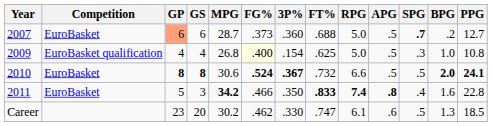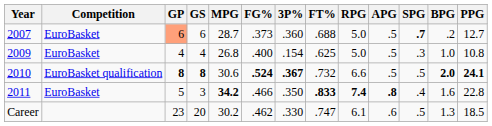(103, 53) EuroBasket qualification -> (72, 53) EuroBasket
(262, 53) lightyellow background -> (262, 53) no background
(72, 73) EuroBasket -> (103, 73) EuroBasket qualification
